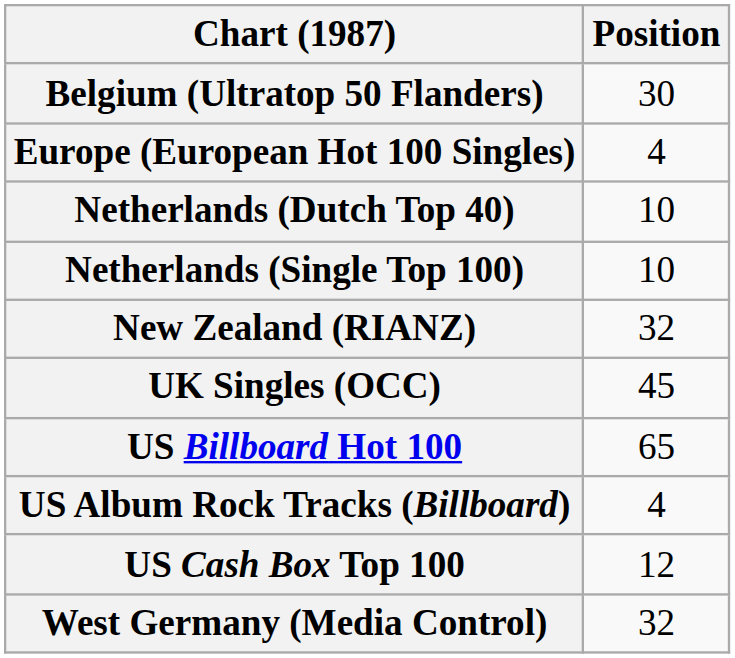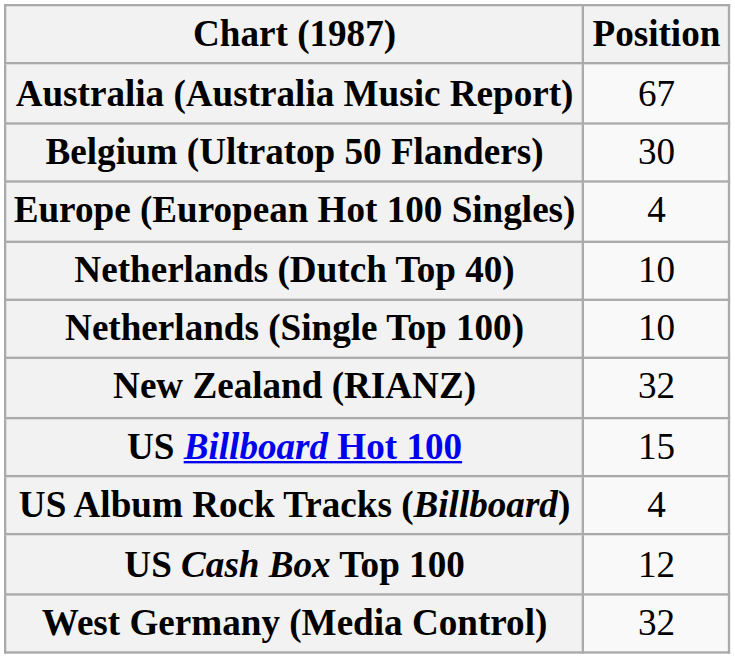+ row: (295, 92)
- row: (295, 387)
(656, 446) 65 -> (656, 446) 15
